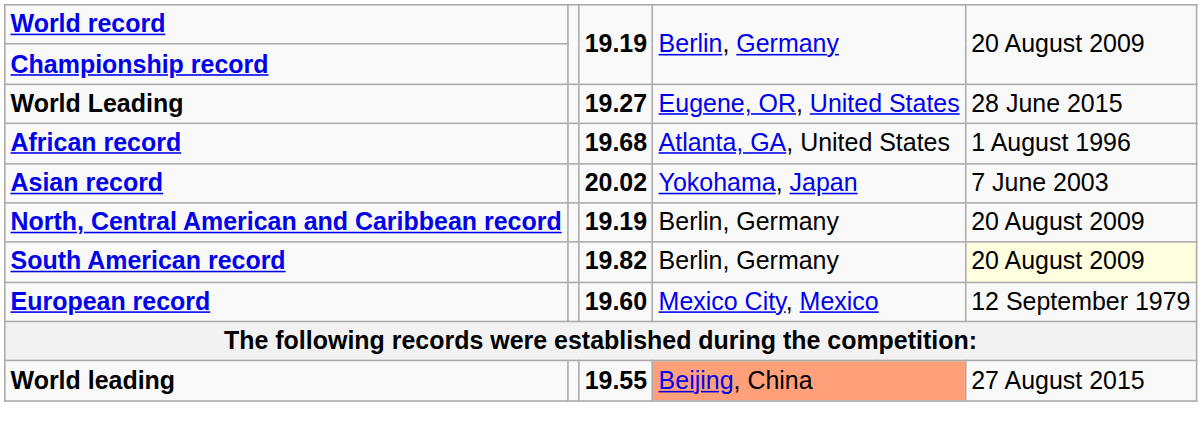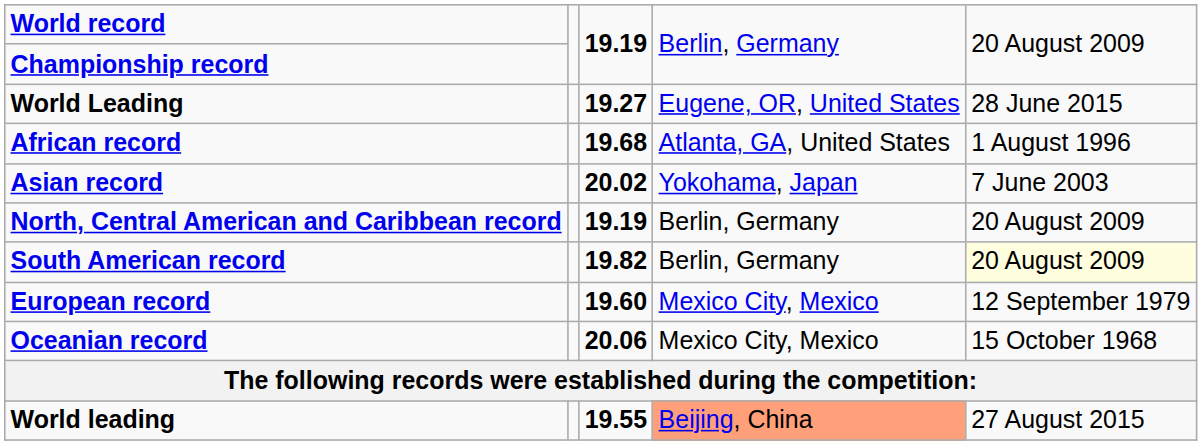+ row: (109, 340)
